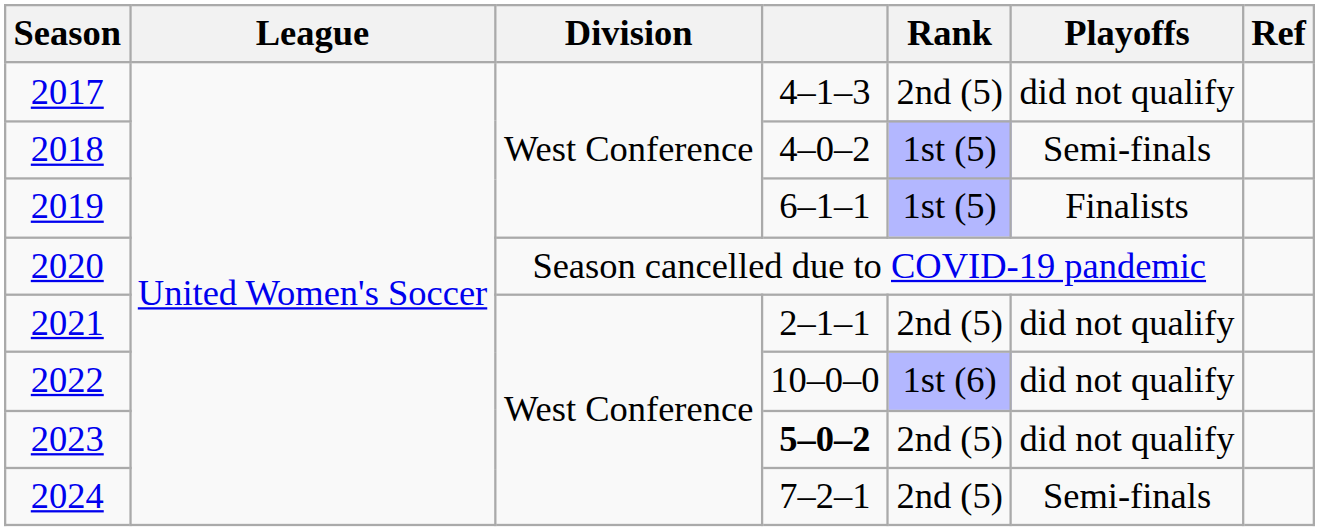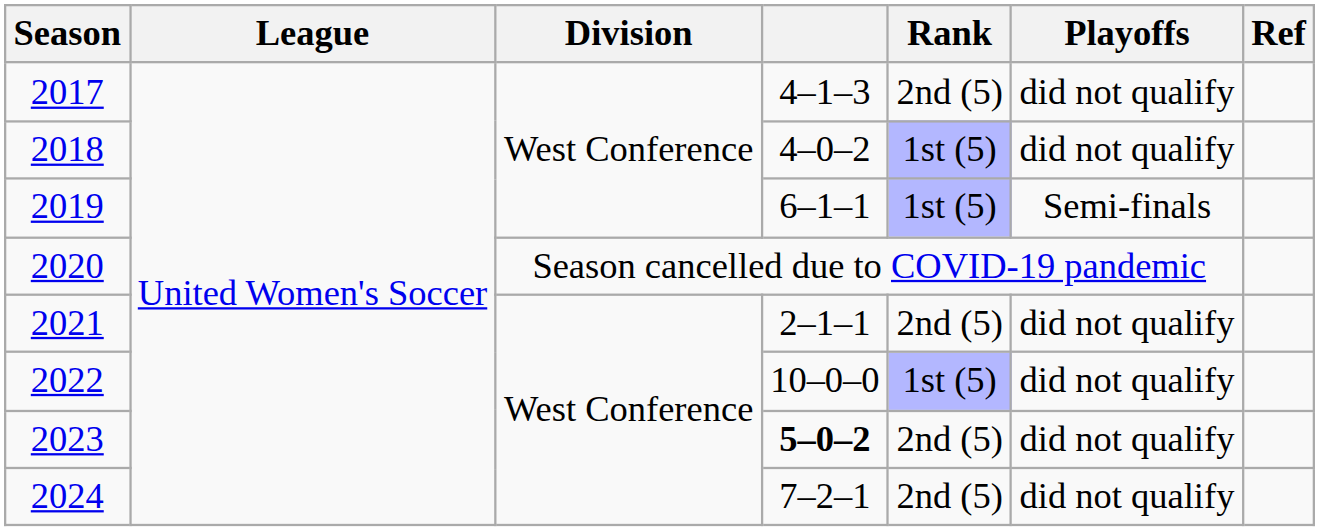(1127, 149) Semi-finals -> (1127, 149) did not qualify
(1127, 206) Finalists -> (1127, 206) Semi-finals
(950, 380) 1st (6) -> (950, 380) 1st (5)
(1127, 496) Semi-finals -> (1127, 496) did not qualify
